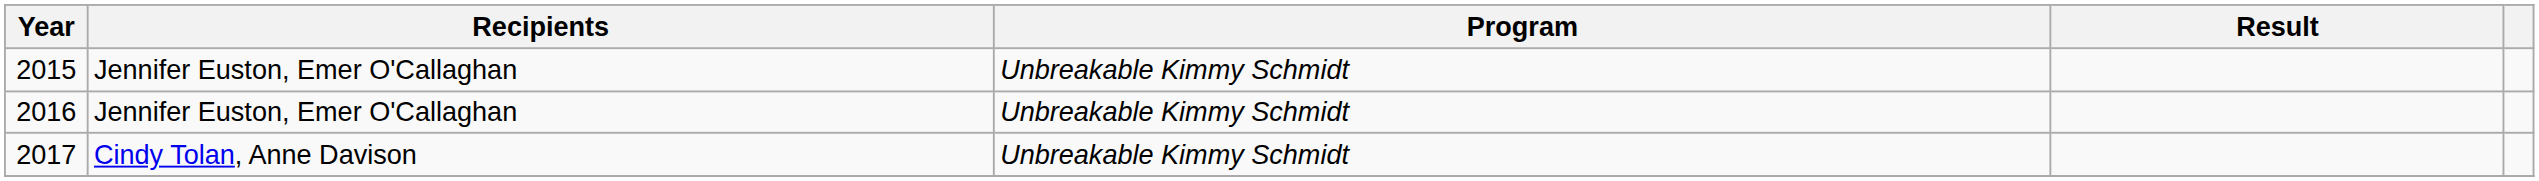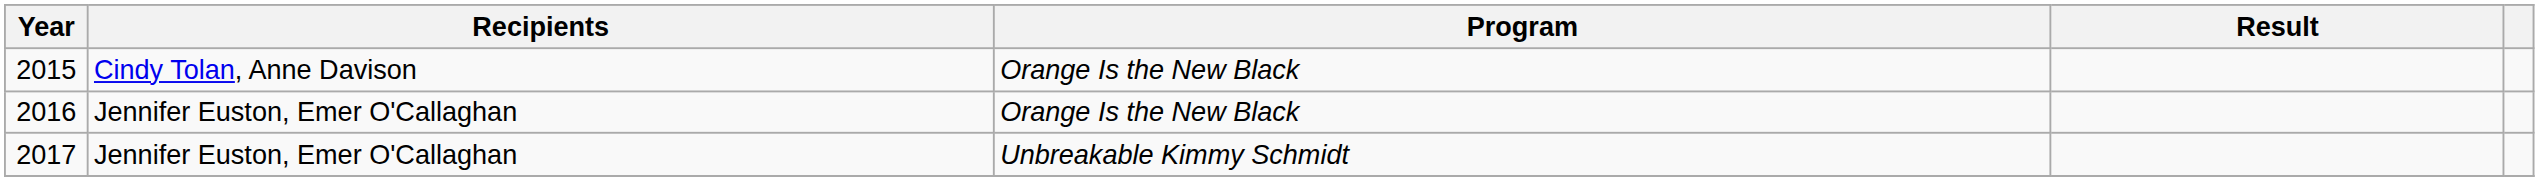(306, 69) Jennifer Euston, Emer O'Callaghan -> (255, 69) Cindy Tolan, Anne Davison
(1175, 69) Unbreakable Kimmy Schmidt -> (1150, 69) Orange Is the New Black
(1175, 112) Unbreakable Kimmy Schmidt -> (1150, 112) Orange Is the New Black
(255, 155) Cindy Tolan, Anne Davison -> (306, 155) Jennifer Euston, Emer O'Callaghan
